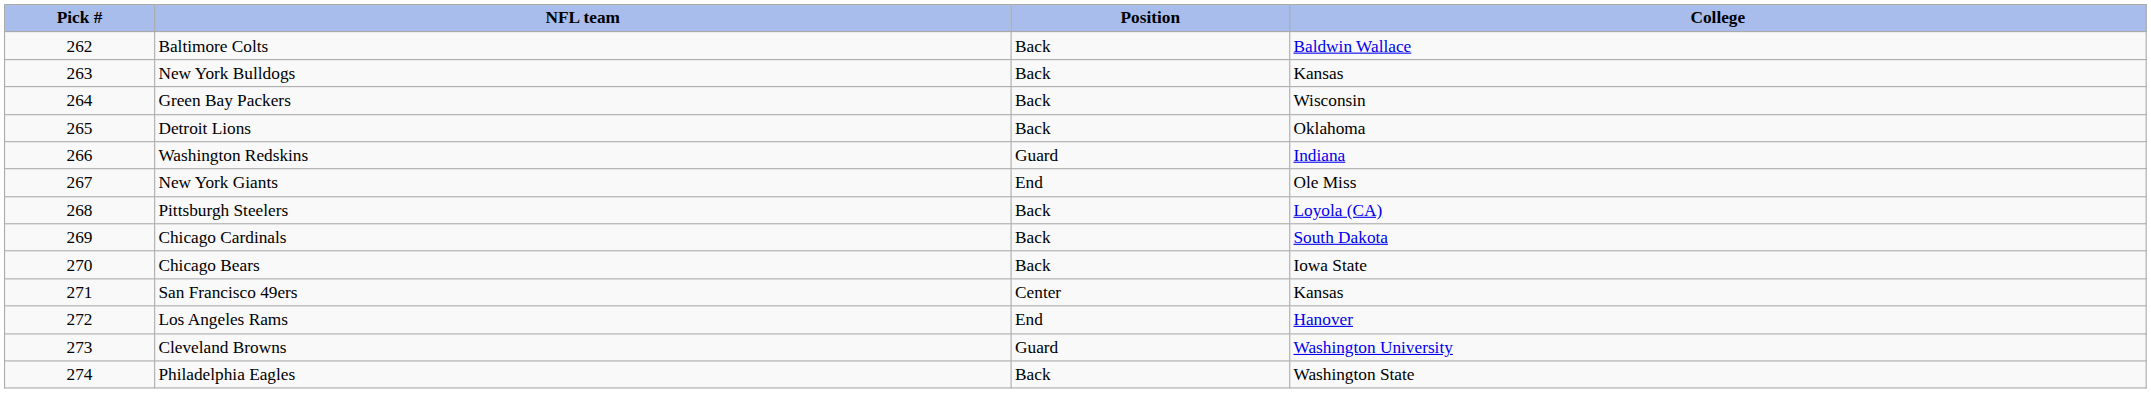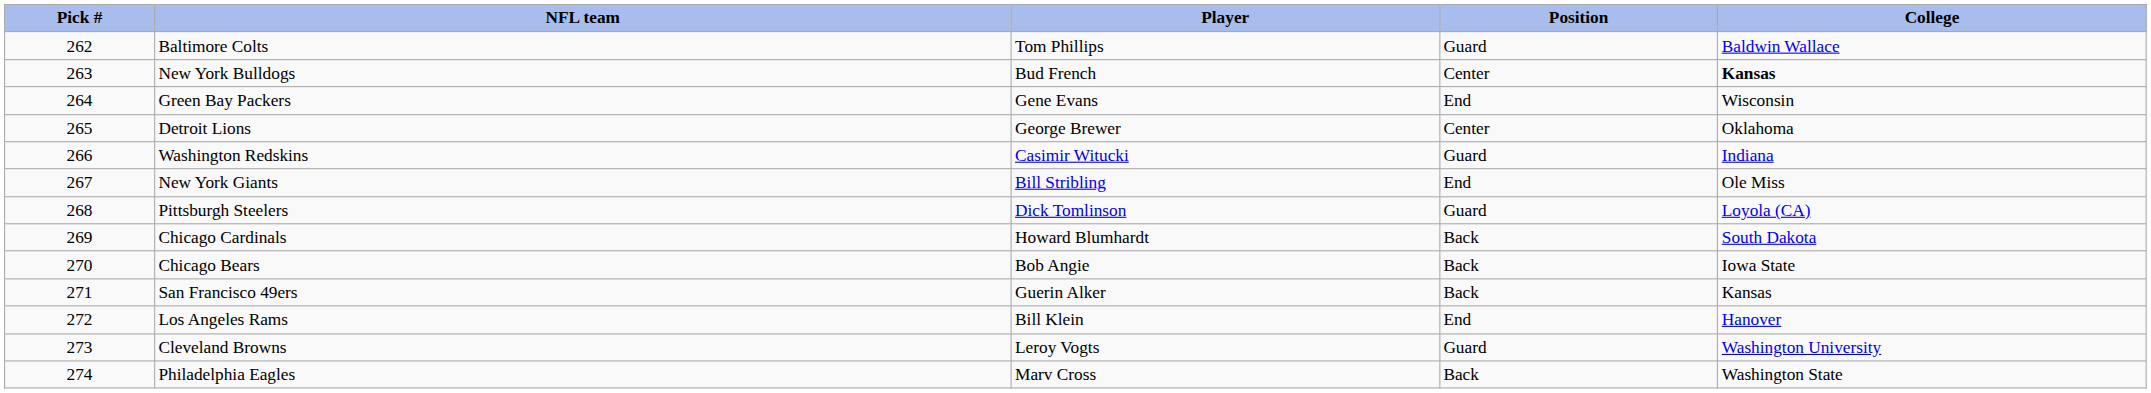+ column: (1225, 18)
(1033, 45) Back -> (1465, 45) Guard
(1033, 73) Back -> (1466, 73) Center
(1318, 73) normal -> (1749, 73) bold
(1033, 100) Back -> (1457, 100) End
(1033, 127) Back -> (1466, 127) Center
(1033, 210) Back -> (1465, 210) Guard
(1038, 292) Center -> (1461, 292) Back
